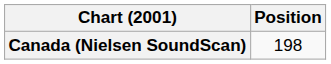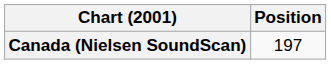(288, 45) 198 -> (288, 45) 197
